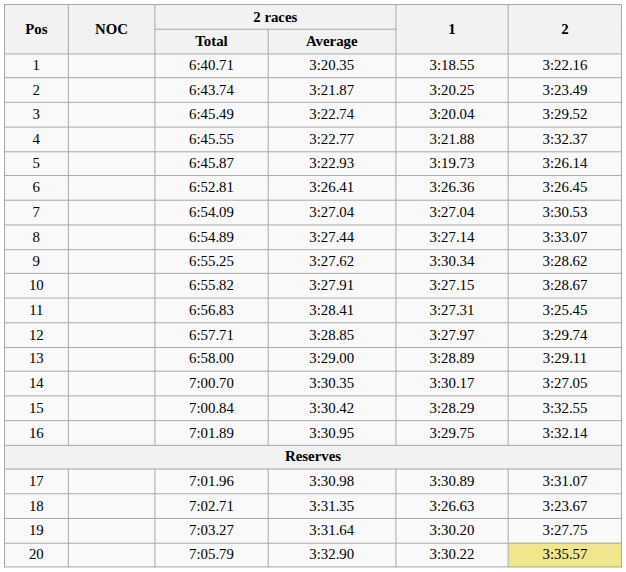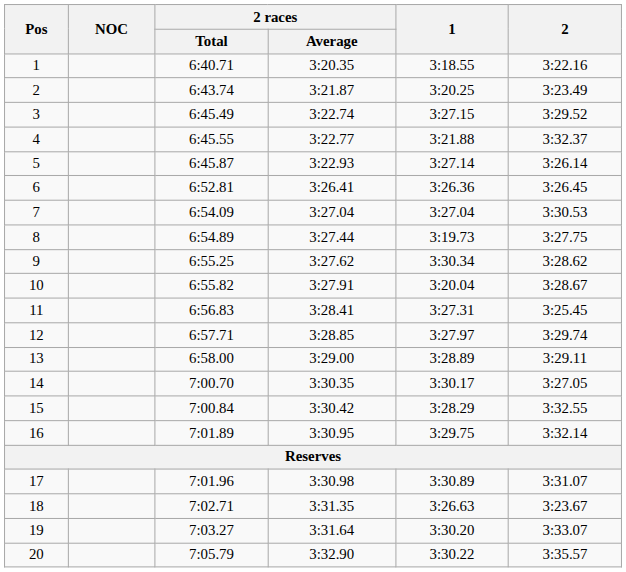(452, 114) 3:20.04 -> (452, 114) 3:27.15
(452, 163) 3:19.73 -> (452, 163) 3:27.14
(452, 237) 3:27.14 -> (452, 237) 3:19.73
(565, 237) 3:33.07 -> (565, 237) 3:27.75
(452, 286) 3:27.15 -> (452, 286) 3:20.04
(565, 530) 3:27.75 -> (565, 530) 3:33.07
(565, 555) khaki background -> (565, 555) no background
